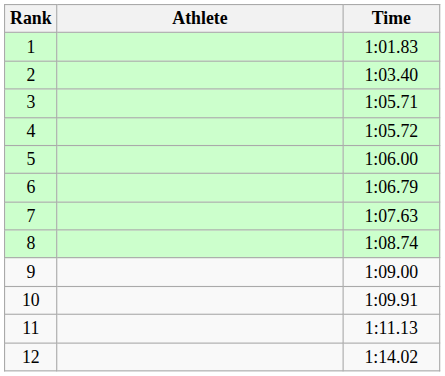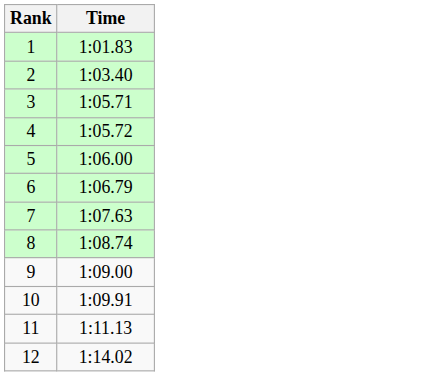- column: (200, 18)
